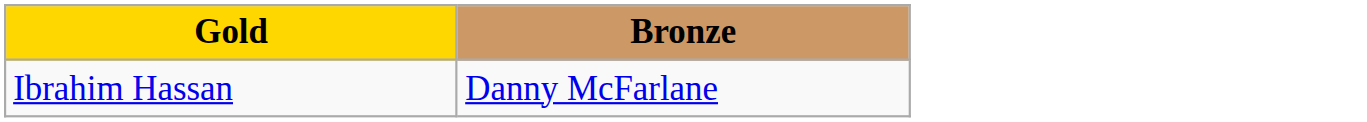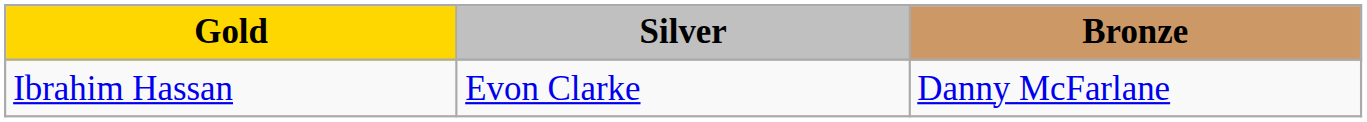+ column: (683, 32)
